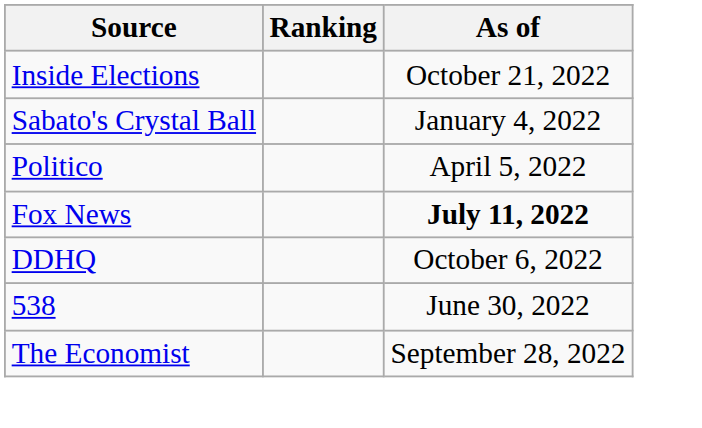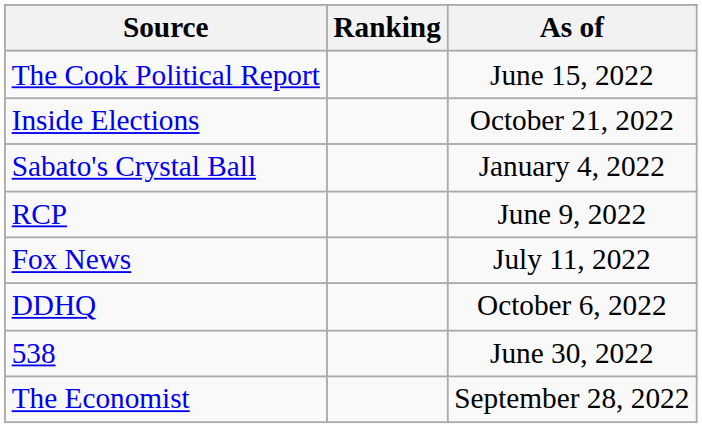+ row: (166, 74)
- row: (57, 167)
+ row: (39, 213)
(508, 213) bold -> (572, 259) normal
